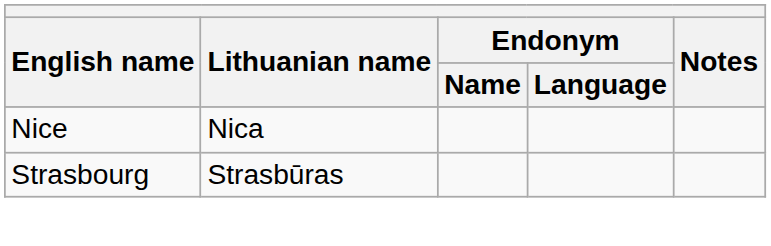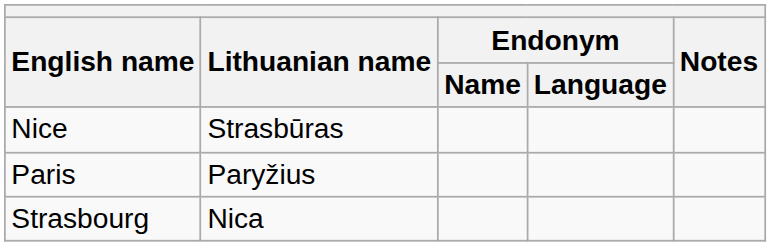(236, 129) Nica -> (276, 129) Strasbūras
+ row: (43, 173)
(276, 173) Strasbūras -> (236, 218) Nica
